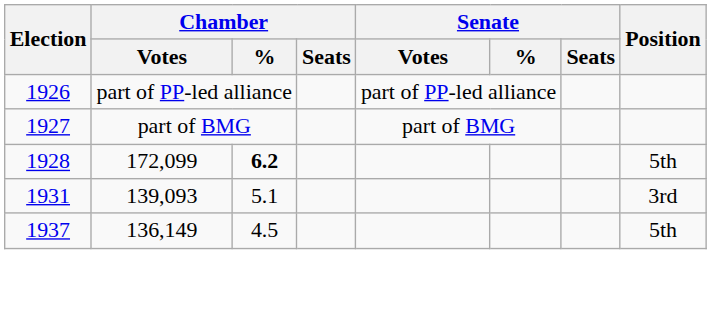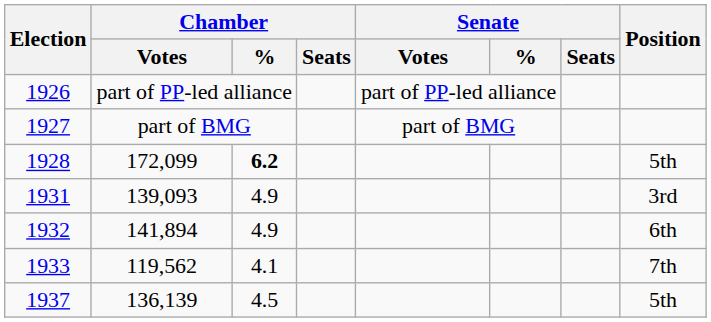(265, 195) 5.1 -> (265, 195) 4.9
+ row: (48, 230)
+ row: (48, 265)
(162, 230) 136,149 -> (162, 299) 136,139
